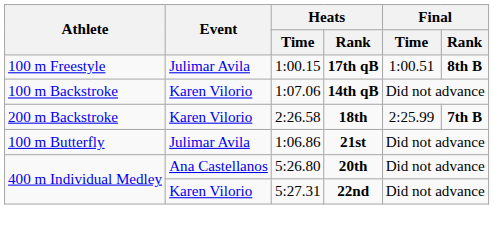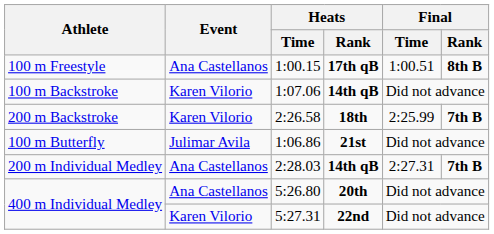(210, 67) Julimar Avila -> (218, 67) Ana Castellanos
+ row: (298, 166)
